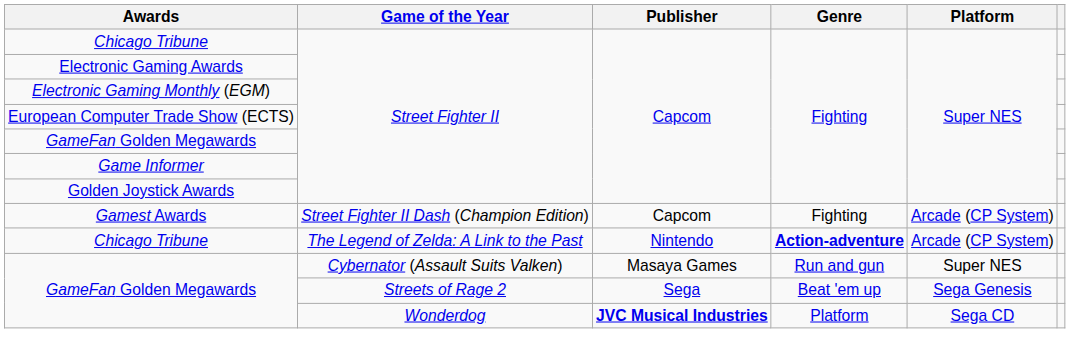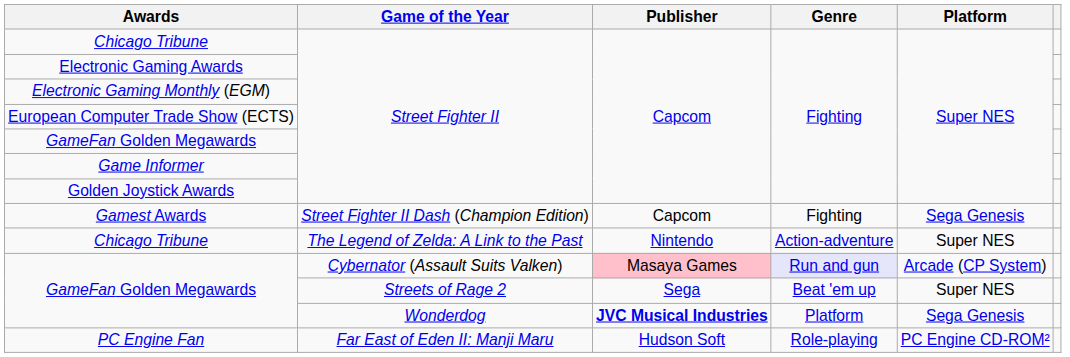(982, 215) Arcade (CP System) -> (975, 215) Sega Genesis
(839, 240) bold -> (834, 240) normal
(982, 240) Arcade (CP System) -> (975, 240) Super NES
(682, 265) no background -> (682, 265) pink background
(839, 265) no background -> (834, 265) lavender background
(982, 265) Super NES -> (975, 265) Arcade (CP System)
(982, 290) Sega Genesis -> (975, 290) Super NES
(982, 315) Sega CD -> (975, 315) Sega Genesis
+ row: (151, 340)
